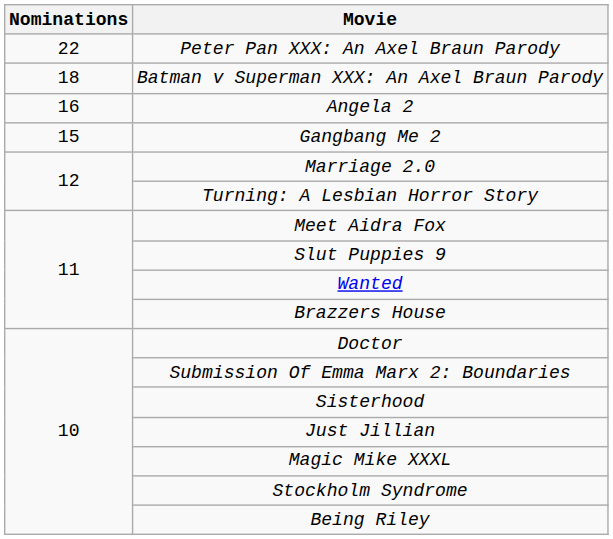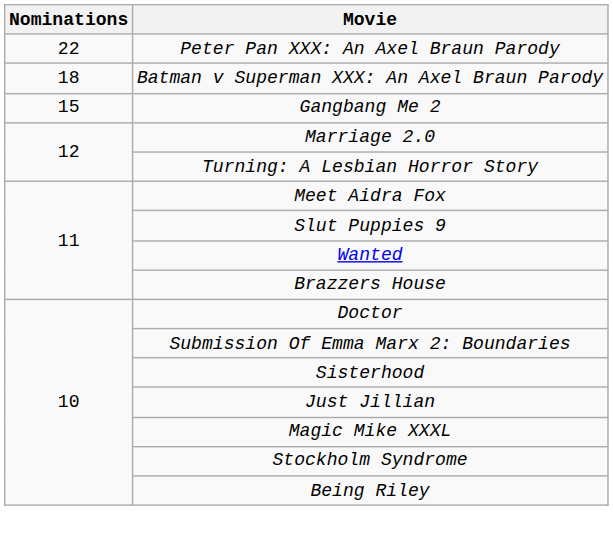- row: (370, 108)
